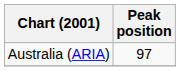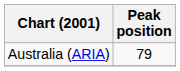(144, 54) 97 -> (144, 54) 79
